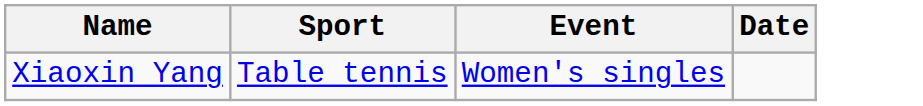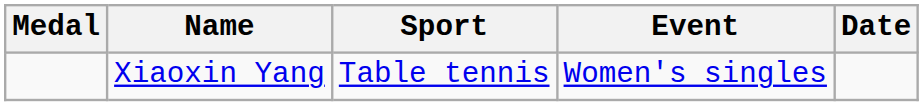+ column: (56, 29)
